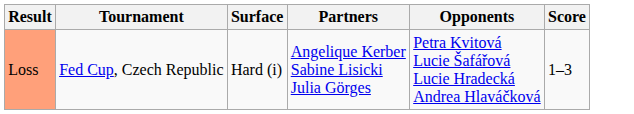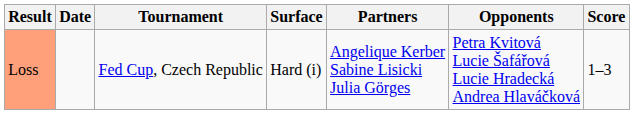+ column: (75, 17)
